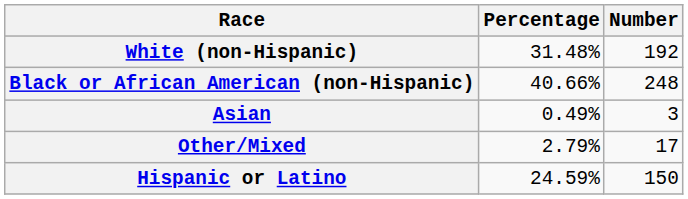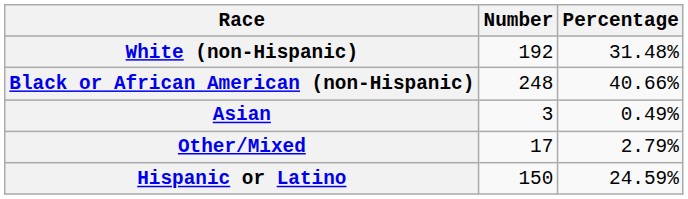columns swapped: (644, 21) <-> (542, 21)
